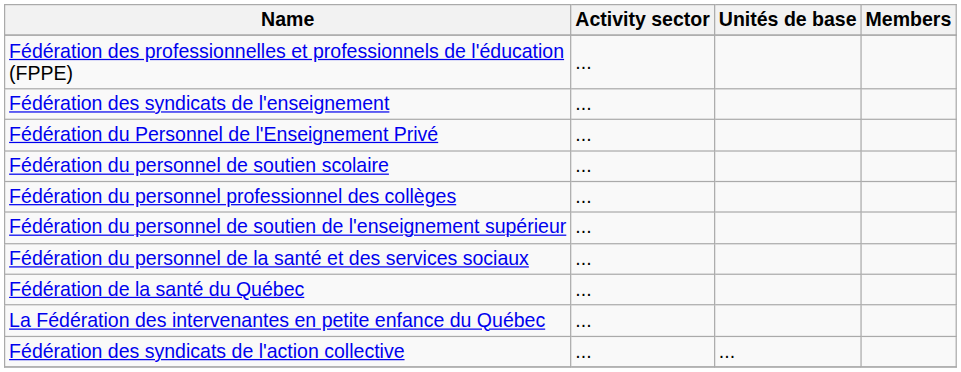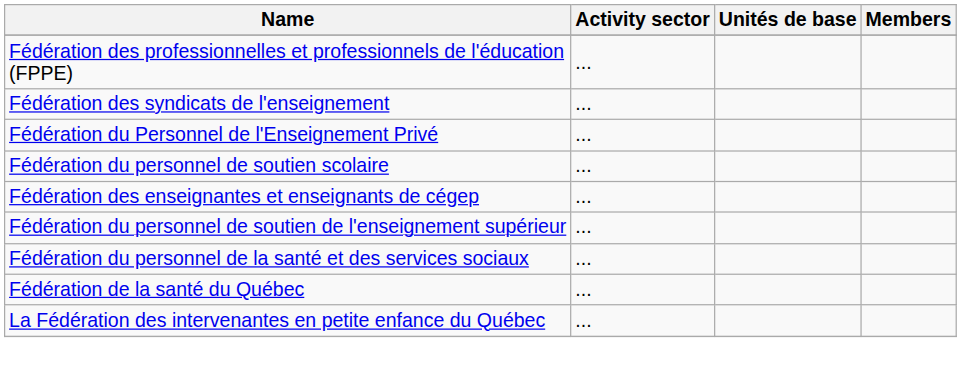+ row: (244, 196)
- row: (233, 196)
- row: (207, 351)
